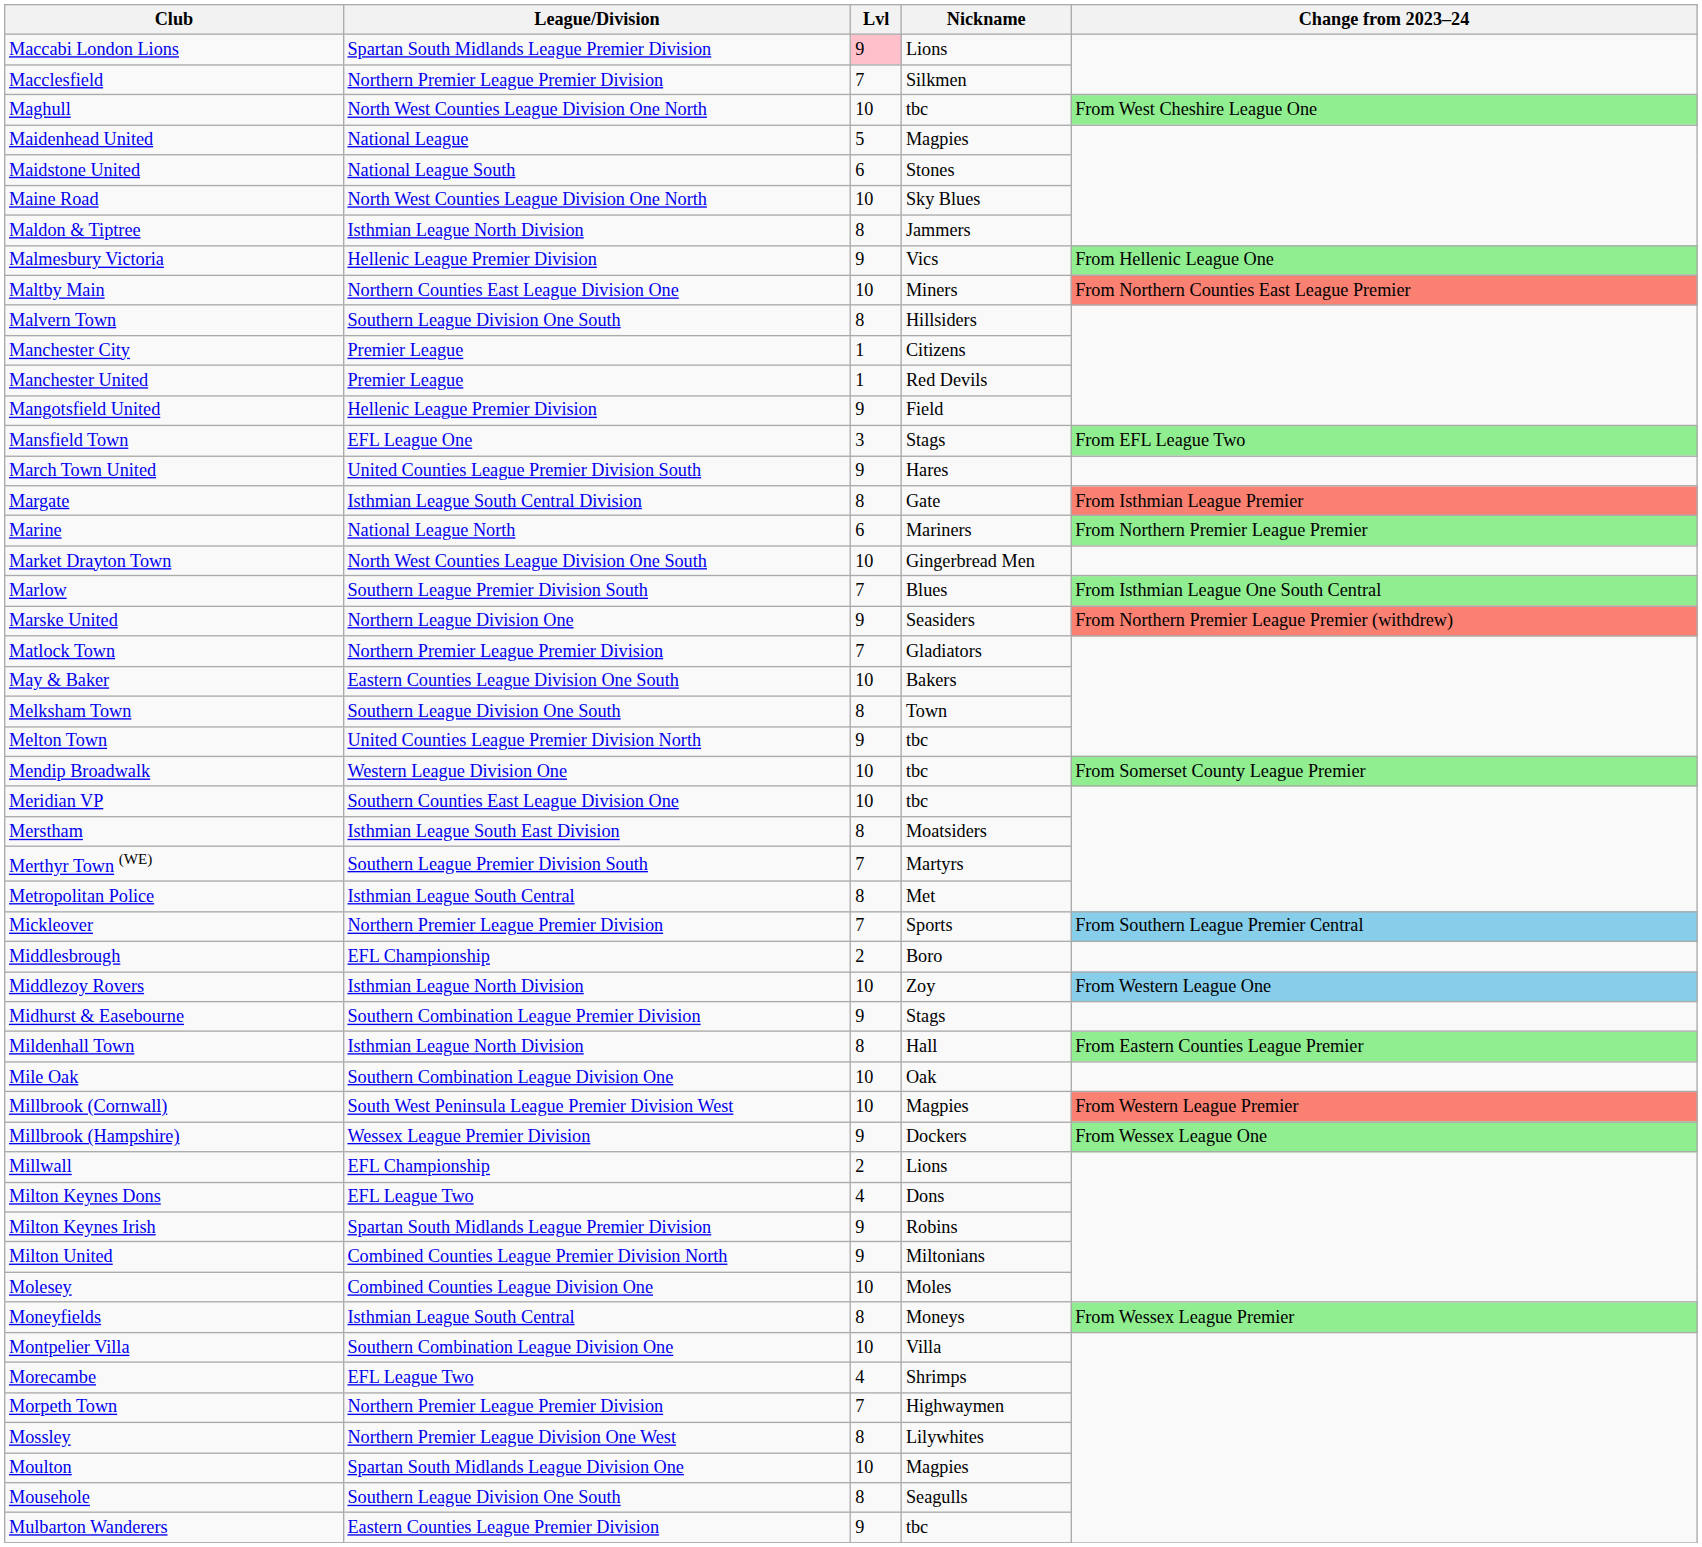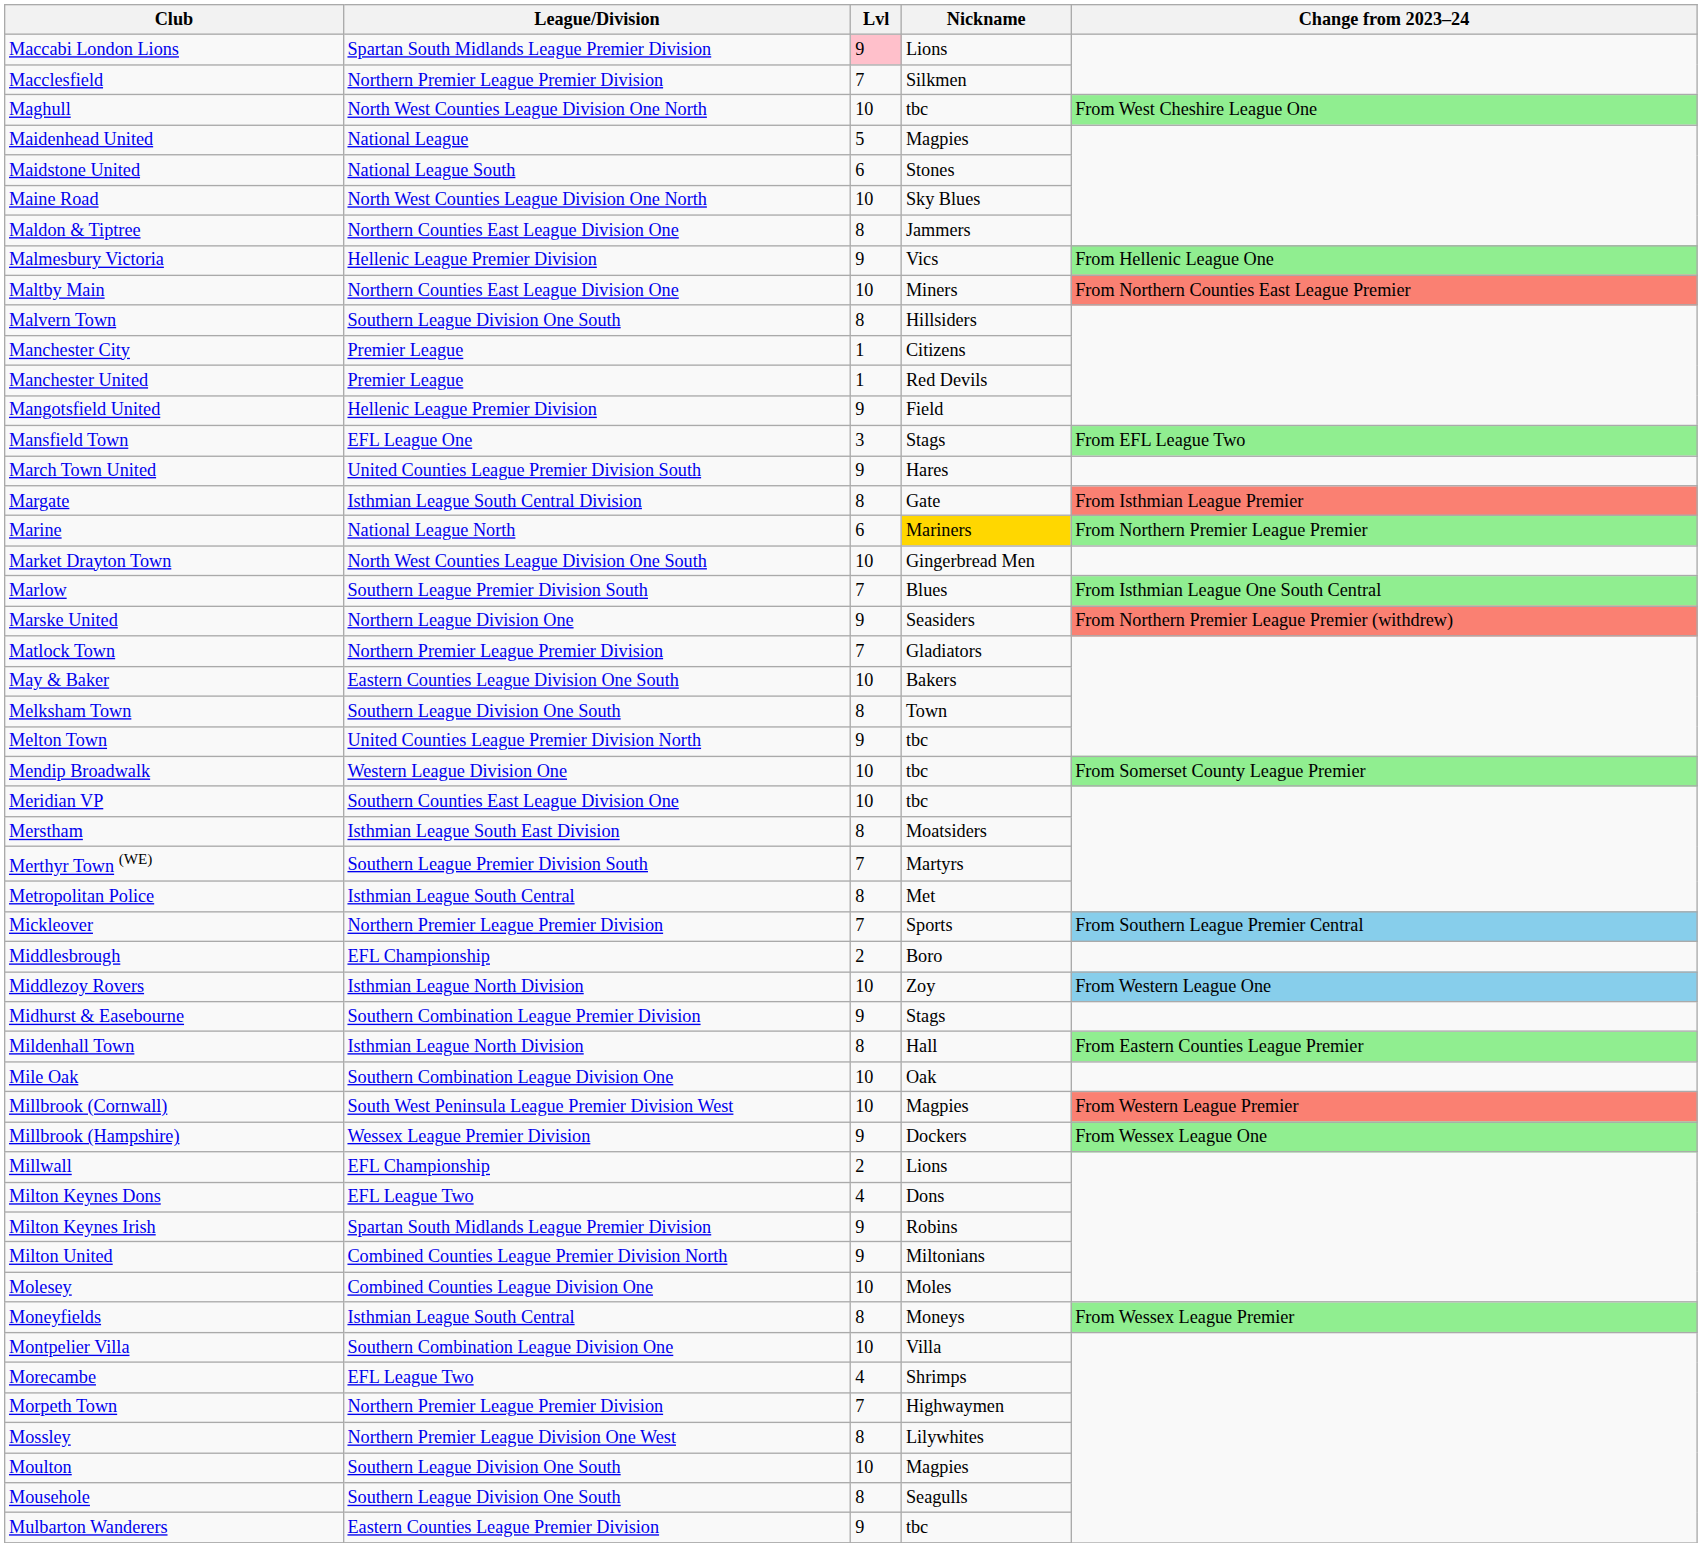(466, 229) Isthmian League North Division -> (513, 229) Northern Counties East League Division One
(939, 530) no background -> (939, 530) gold background
(516, 1467) Spartan South Midlands League Division One -> (484, 1467) Southern League Division One South
